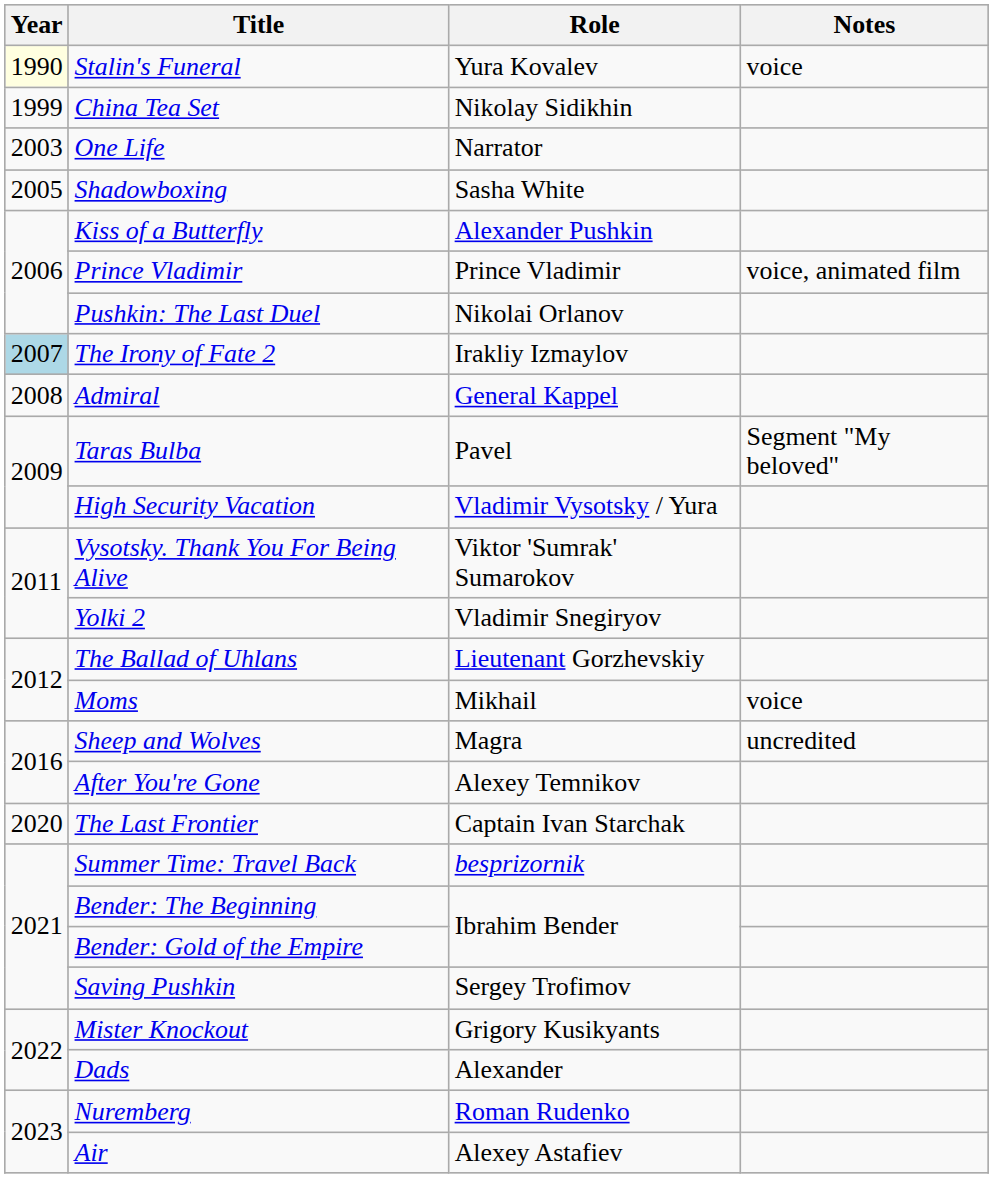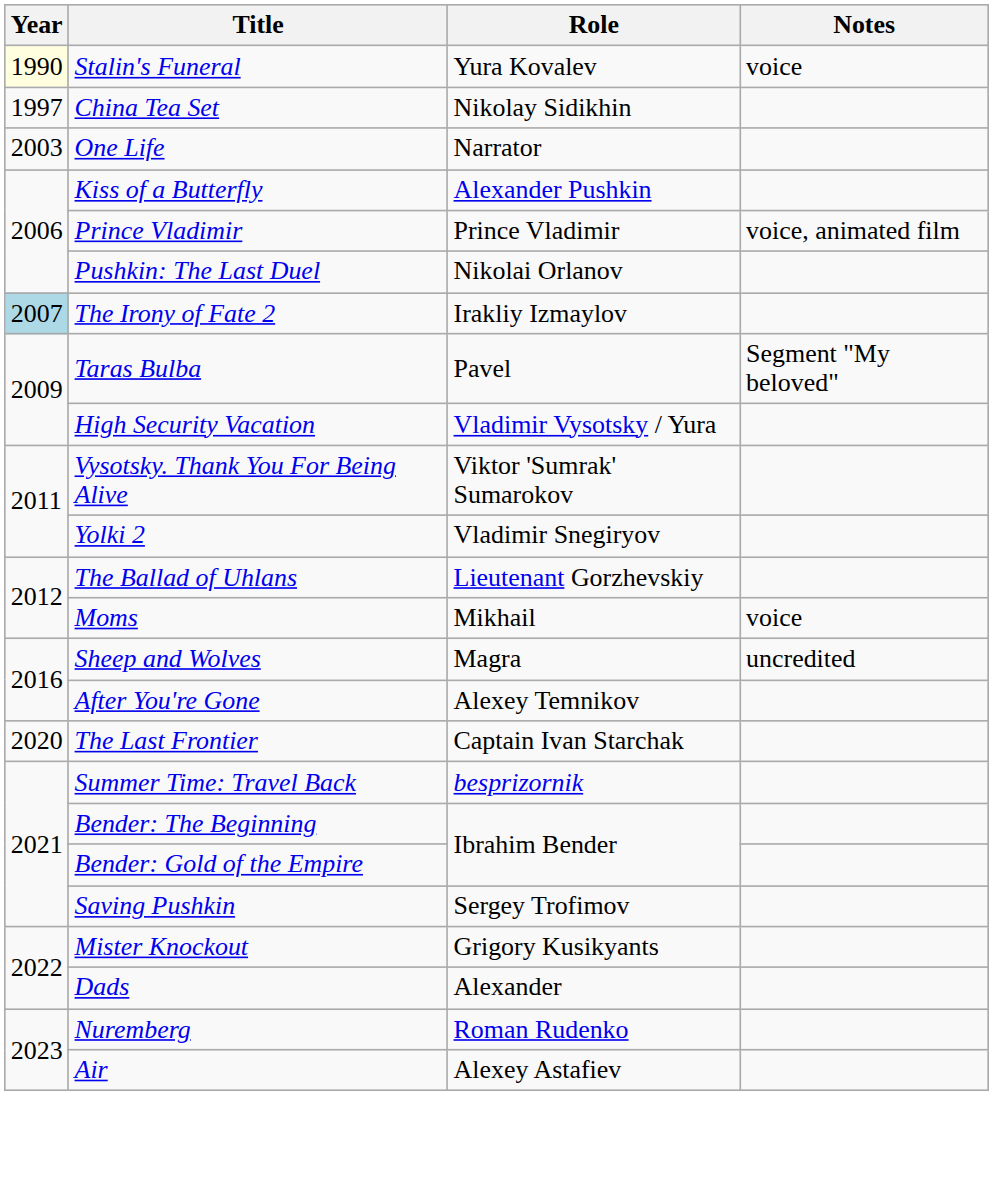(37, 107) 1999 -> (37, 107) 1997
- row: (151, 189)
- row: (117, 395)
